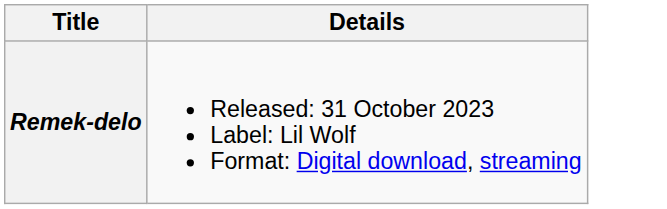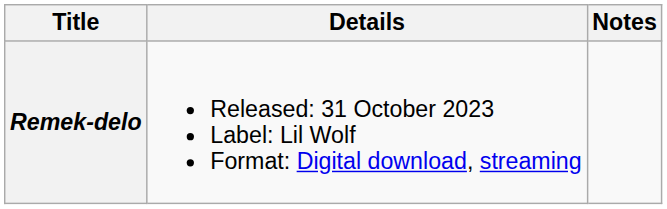+ column: (625, 22)
